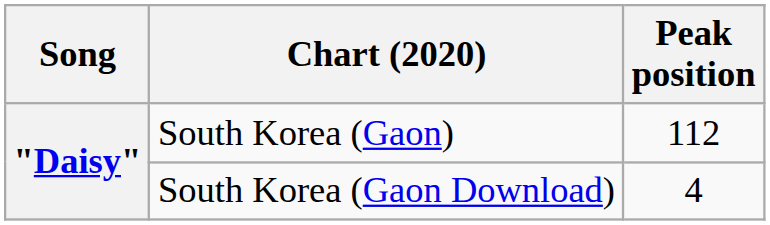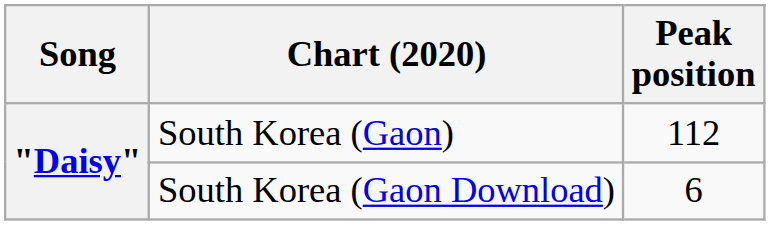(694, 190) 4 -> (694, 190) 6
